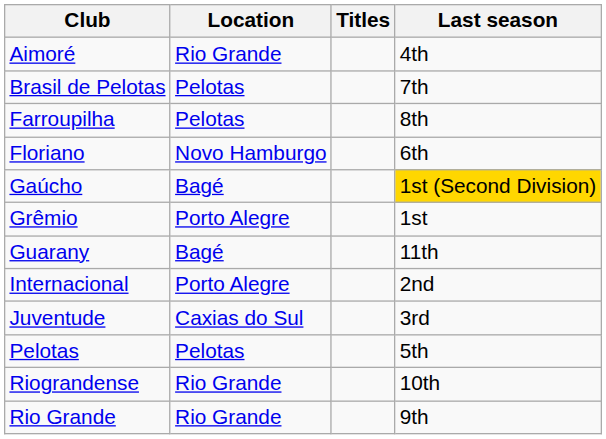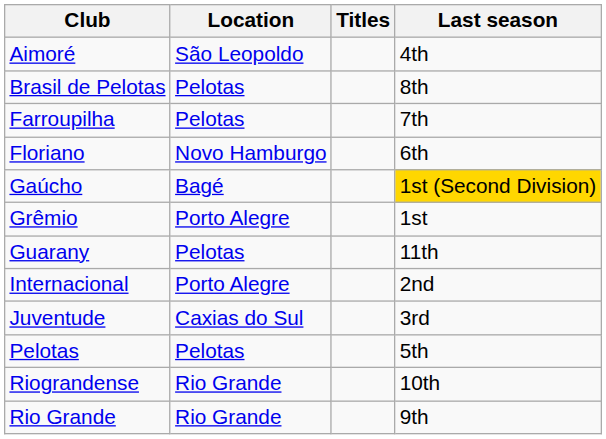(228, 53) Rio Grande -> (239, 53) São Leopoldo
(414, 86) 7th -> (414, 86) 8th
(414, 119) 8th -> (414, 119) 7th
(199, 251) Bagé -> (210, 251) Pelotas
